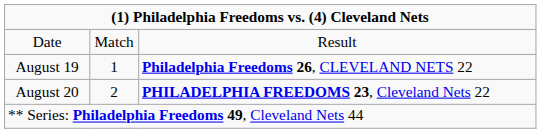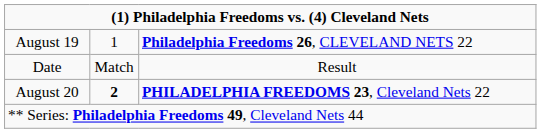rows swapped: (47, 41) <-> (47, 66)
(114, 91) normal -> (114, 91) bold
